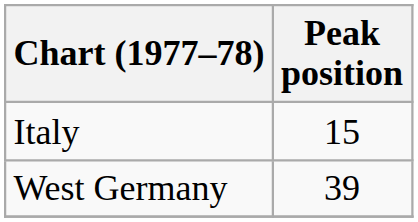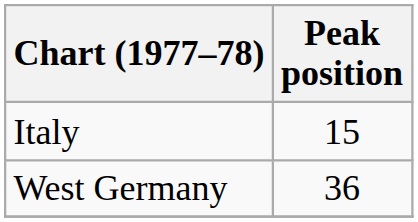(342, 187) 39 -> (342, 187) 36
